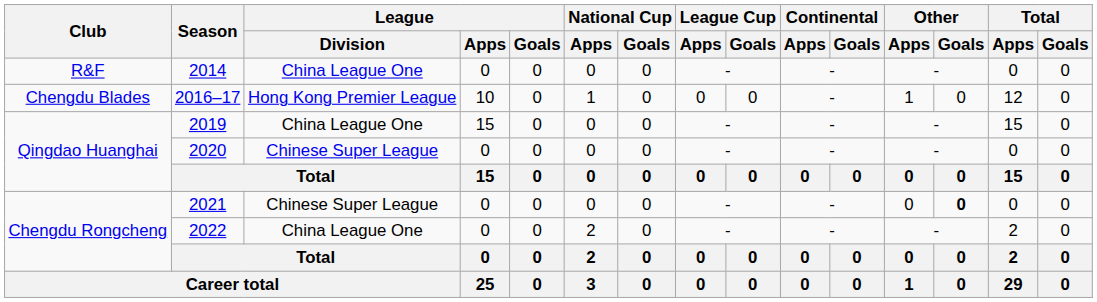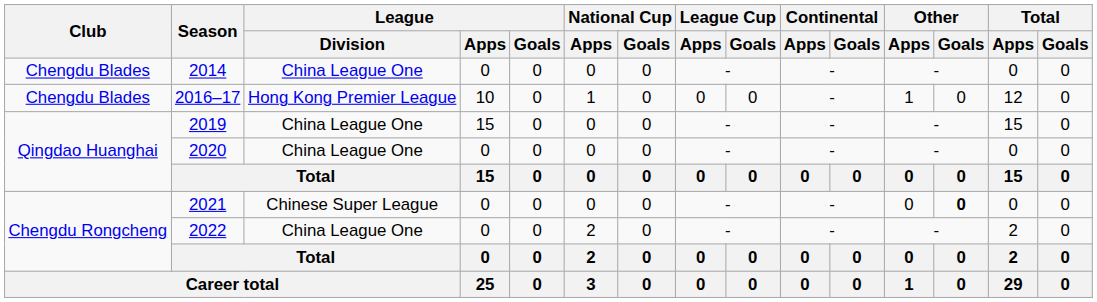(88, 71) R&F -> (88, 71) Chengdu Blades
(352, 151) Chinese Super League -> (352, 151) China League One
